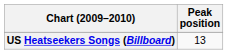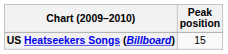(200, 40) 13 -> (200, 40) 15
